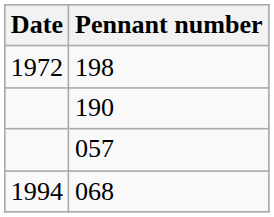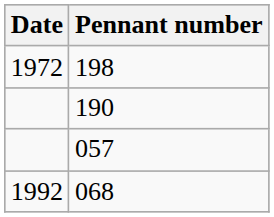(37, 190) 1994 -> (37, 190) 1992
